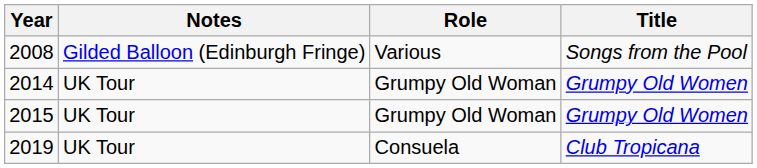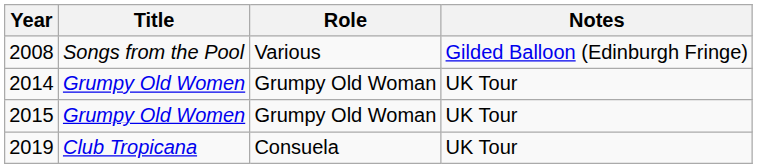columns swapped: (657, 20) <-> (214, 20)
